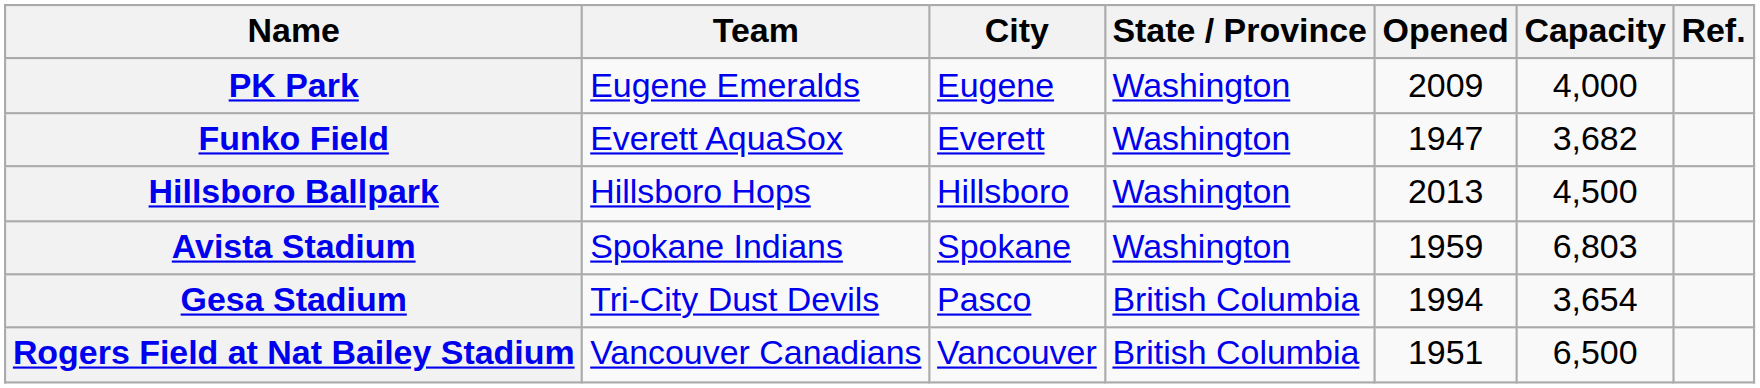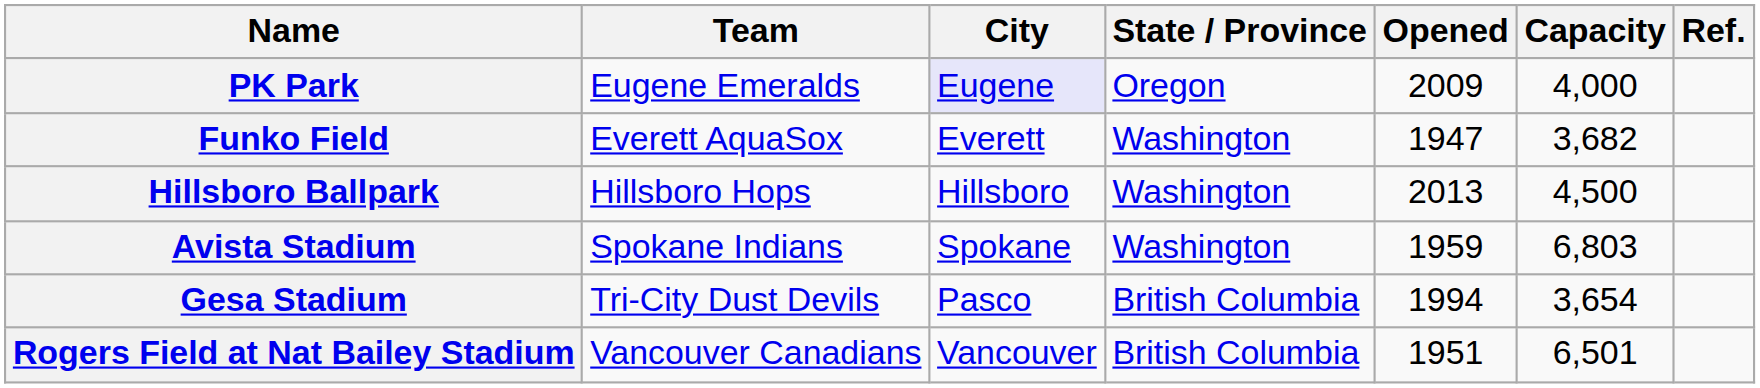(996, 85) no background -> (996, 85) lavender background
(1201, 85) Washington -> (1169, 85) Oregon
(1595, 354) 6,500 -> (1595, 354) 6,501
